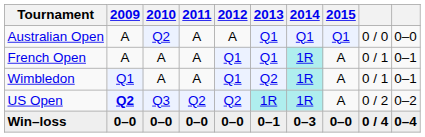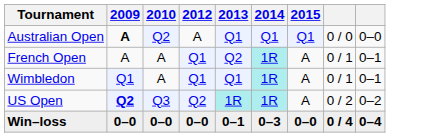- column: (197, 15)
(125, 36) normal -> (125, 36) bold
(269, 57) Q1 -> (233, 57) Q2
(269, 79) Q2 -> (233, 79) Q1
